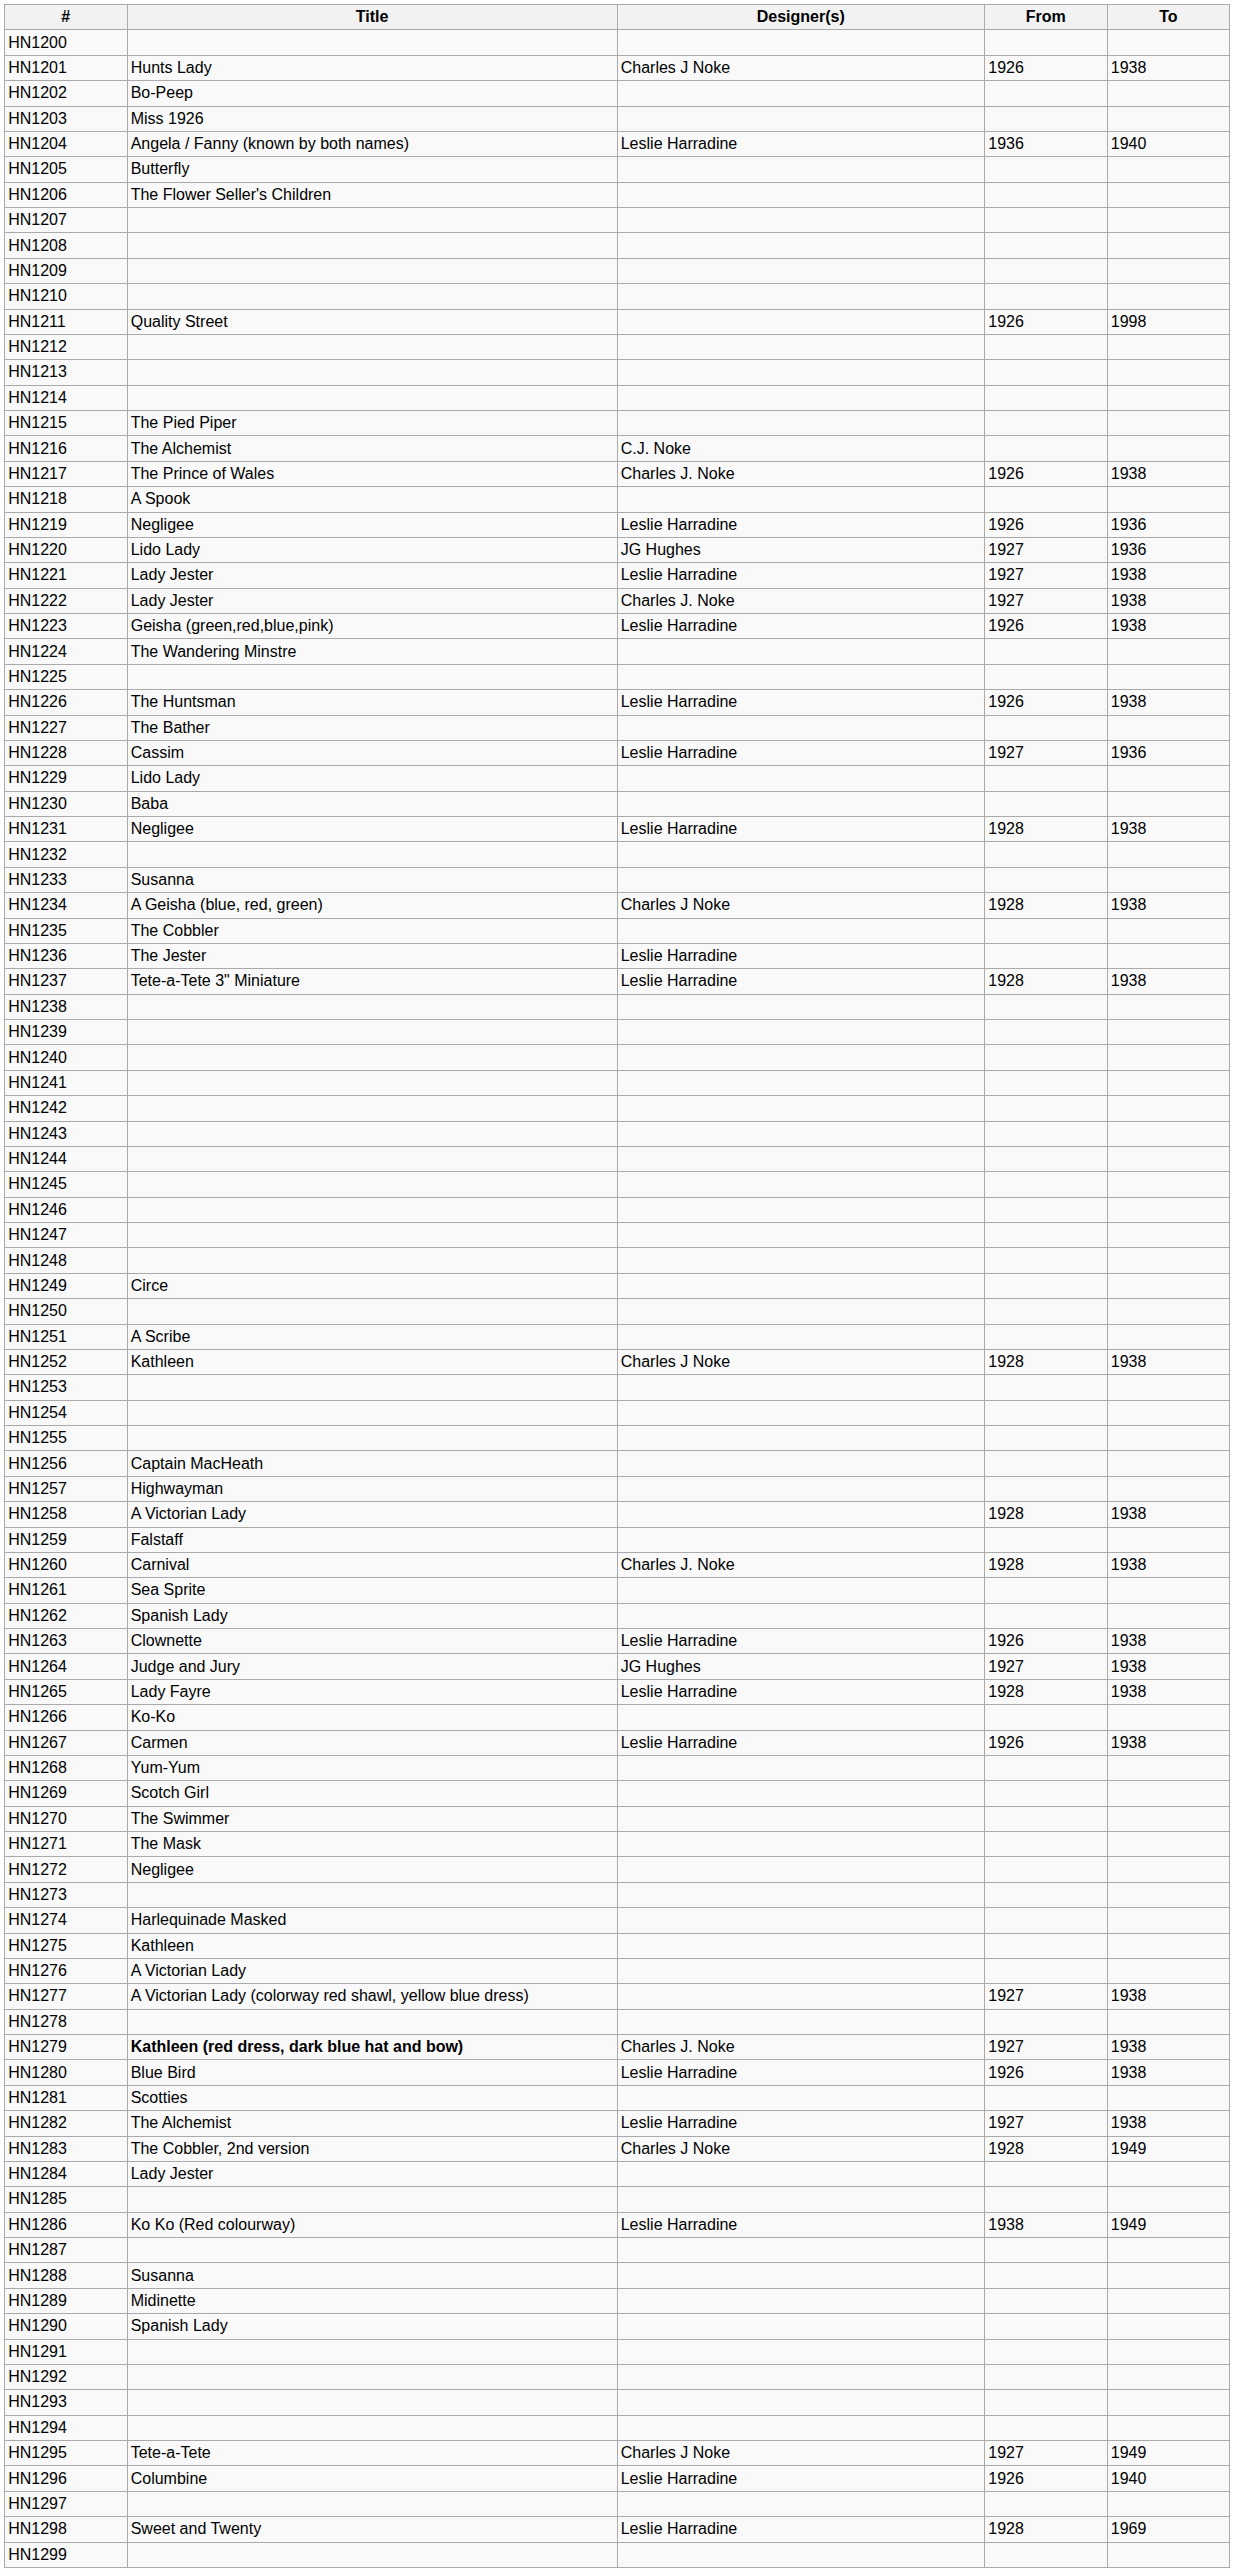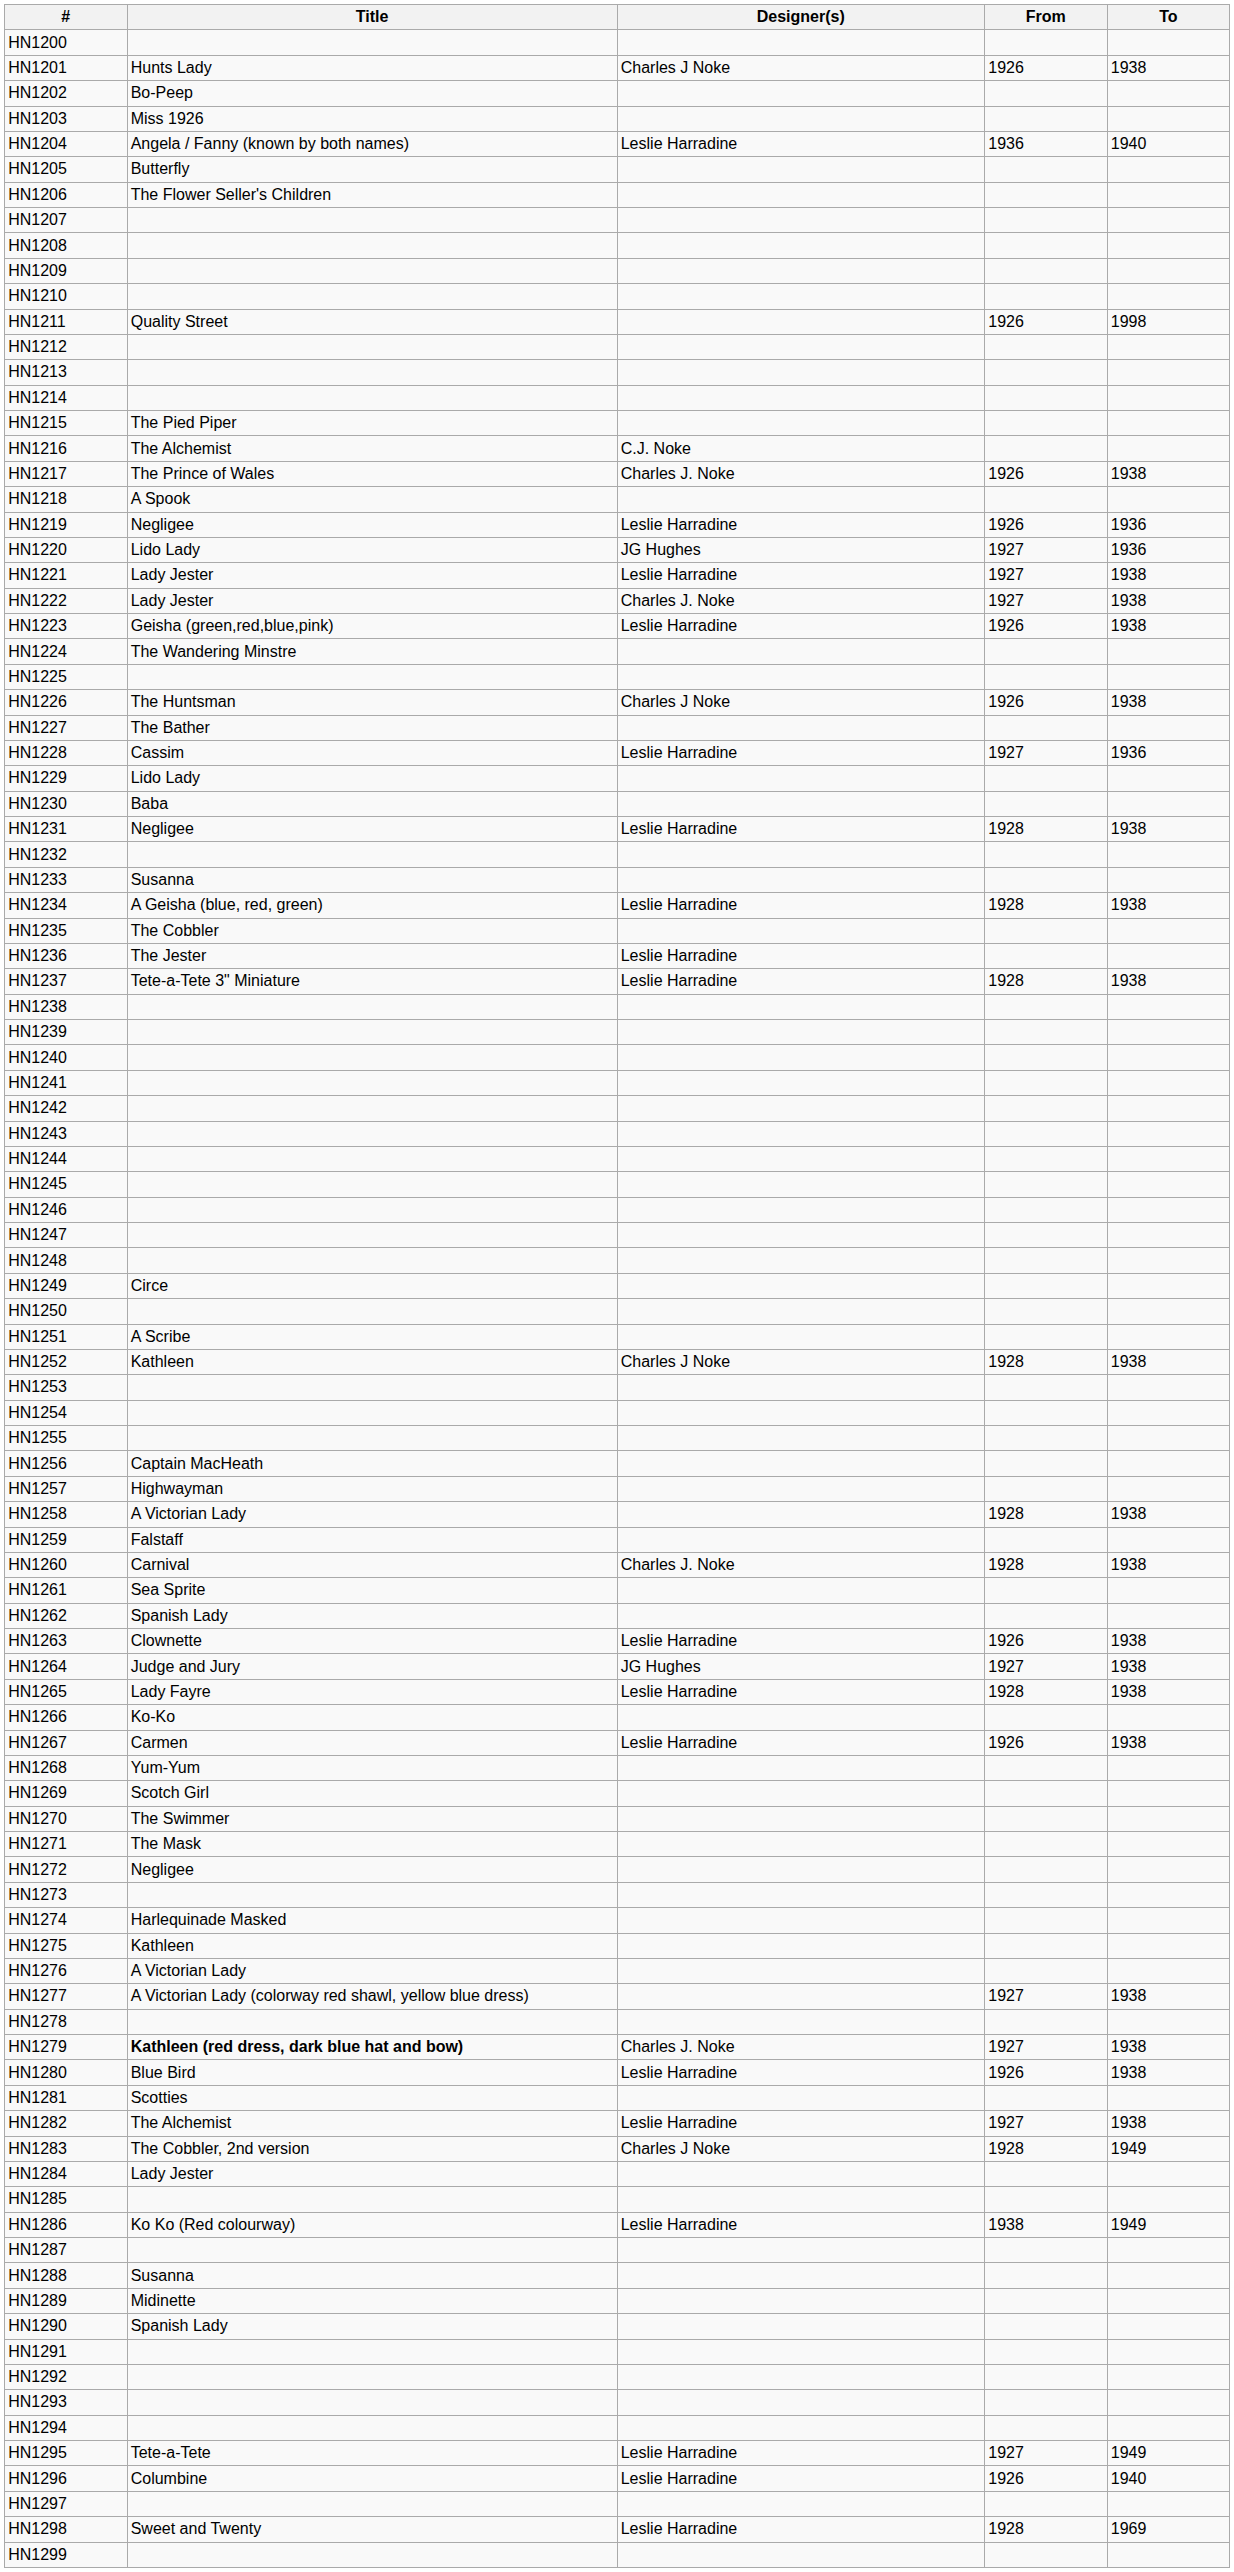(679, 702) Leslie Harradine -> (675, 702) Charles J Noke
(675, 905) Charles J Noke -> (679, 905) Leslie Harradine
(675, 2453) Charles J Noke -> (679, 2453) Leslie Harradine
